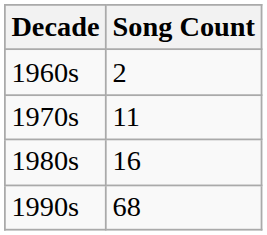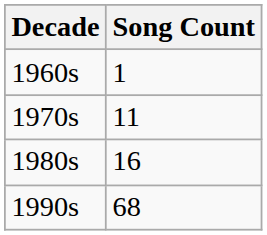(120, 71) 2 -> (120, 71) 1
